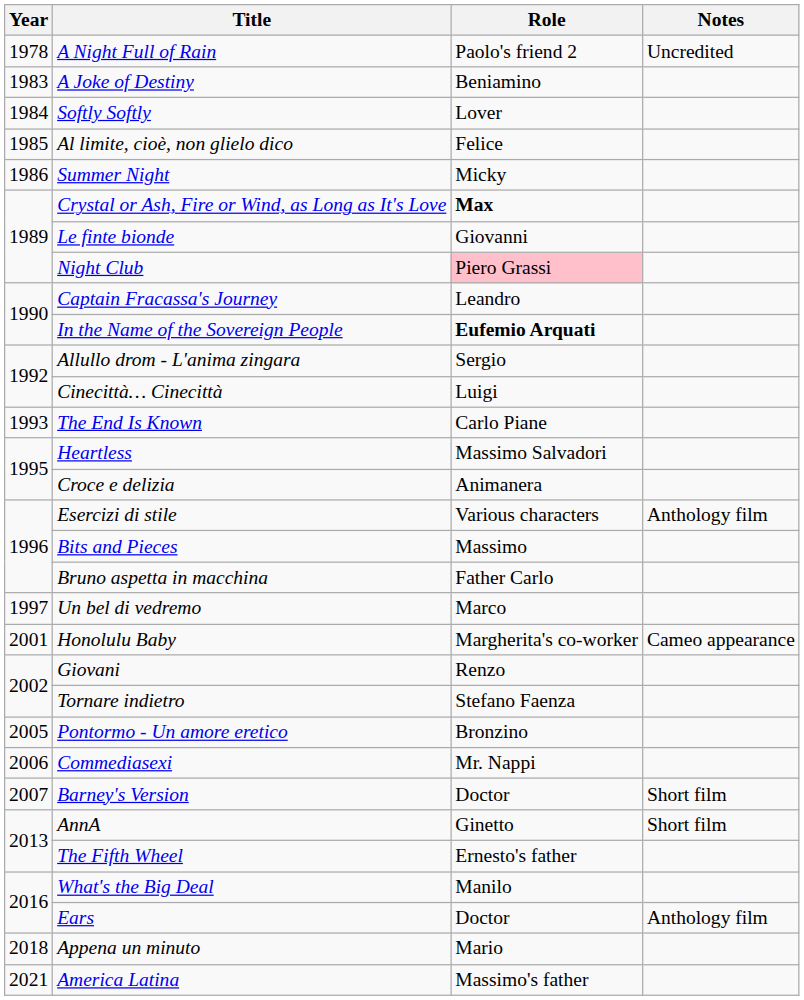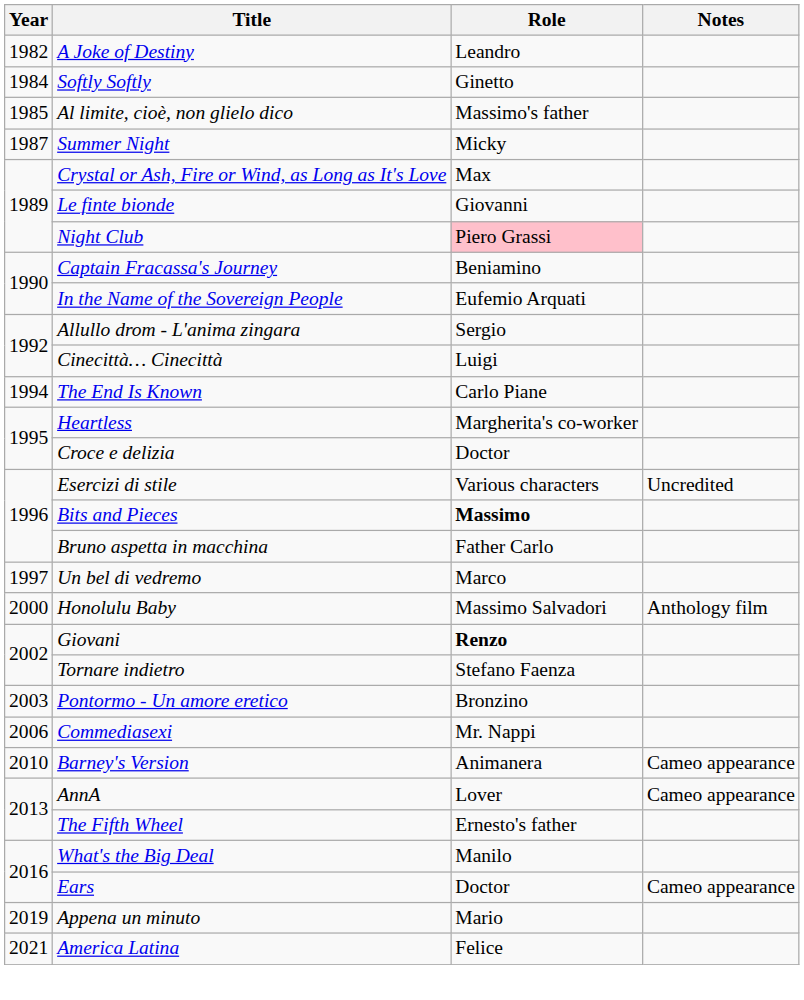- row: (137, 50)
(29, 81) 1983 -> (29, 50) 1982
(498, 81) Beniamino -> (488, 50) Leandro
(479, 112) Lover -> (485, 81) Ginetto
(479, 143) Felice -> (522, 112) Massimo's father
(29, 174) 1986 -> (29, 143) 1987
(474, 205) bold -> (473, 174) normal
(488, 298) Leandro -> (498, 267) Beniamino
(525, 329) bold -> (521, 298) normal
(29, 422) 1993 -> (29, 391) 1994
(531, 453) Massimo Salvadori -> (547, 422) Margherita's co-worker
(499, 484) Animanera -> (482, 453) Doctor
(707, 515) Anthology film -> (690, 484) Uncredited
(491, 546) normal -> (493, 515) bold
(29, 639) 2001 -> (29, 608) 2000
(547, 639) Margherita's co-worker -> (531, 608) Massimo Salvadori
(721, 639) Cameo appearance -> (707, 608) Anthology film
(480, 670) normal -> (481, 639) bold
(29, 732) 2005 -> (29, 701) 2003
(29, 793) 2007 -> (29, 762) 2010
(482, 793) Doctor -> (499, 762) Animanera
(687, 793) Short film -> (721, 762) Cameo appearance
(485, 824) Ginetto -> (479, 793) Lover
(687, 824) Short film -> (721, 793) Cameo appearance
(707, 917) Anthology film -> (721, 886) Cameo appearance
(29, 948) 2018 -> (29, 917) 2019
(522, 979) Massimo's father -> (479, 948) Felice
